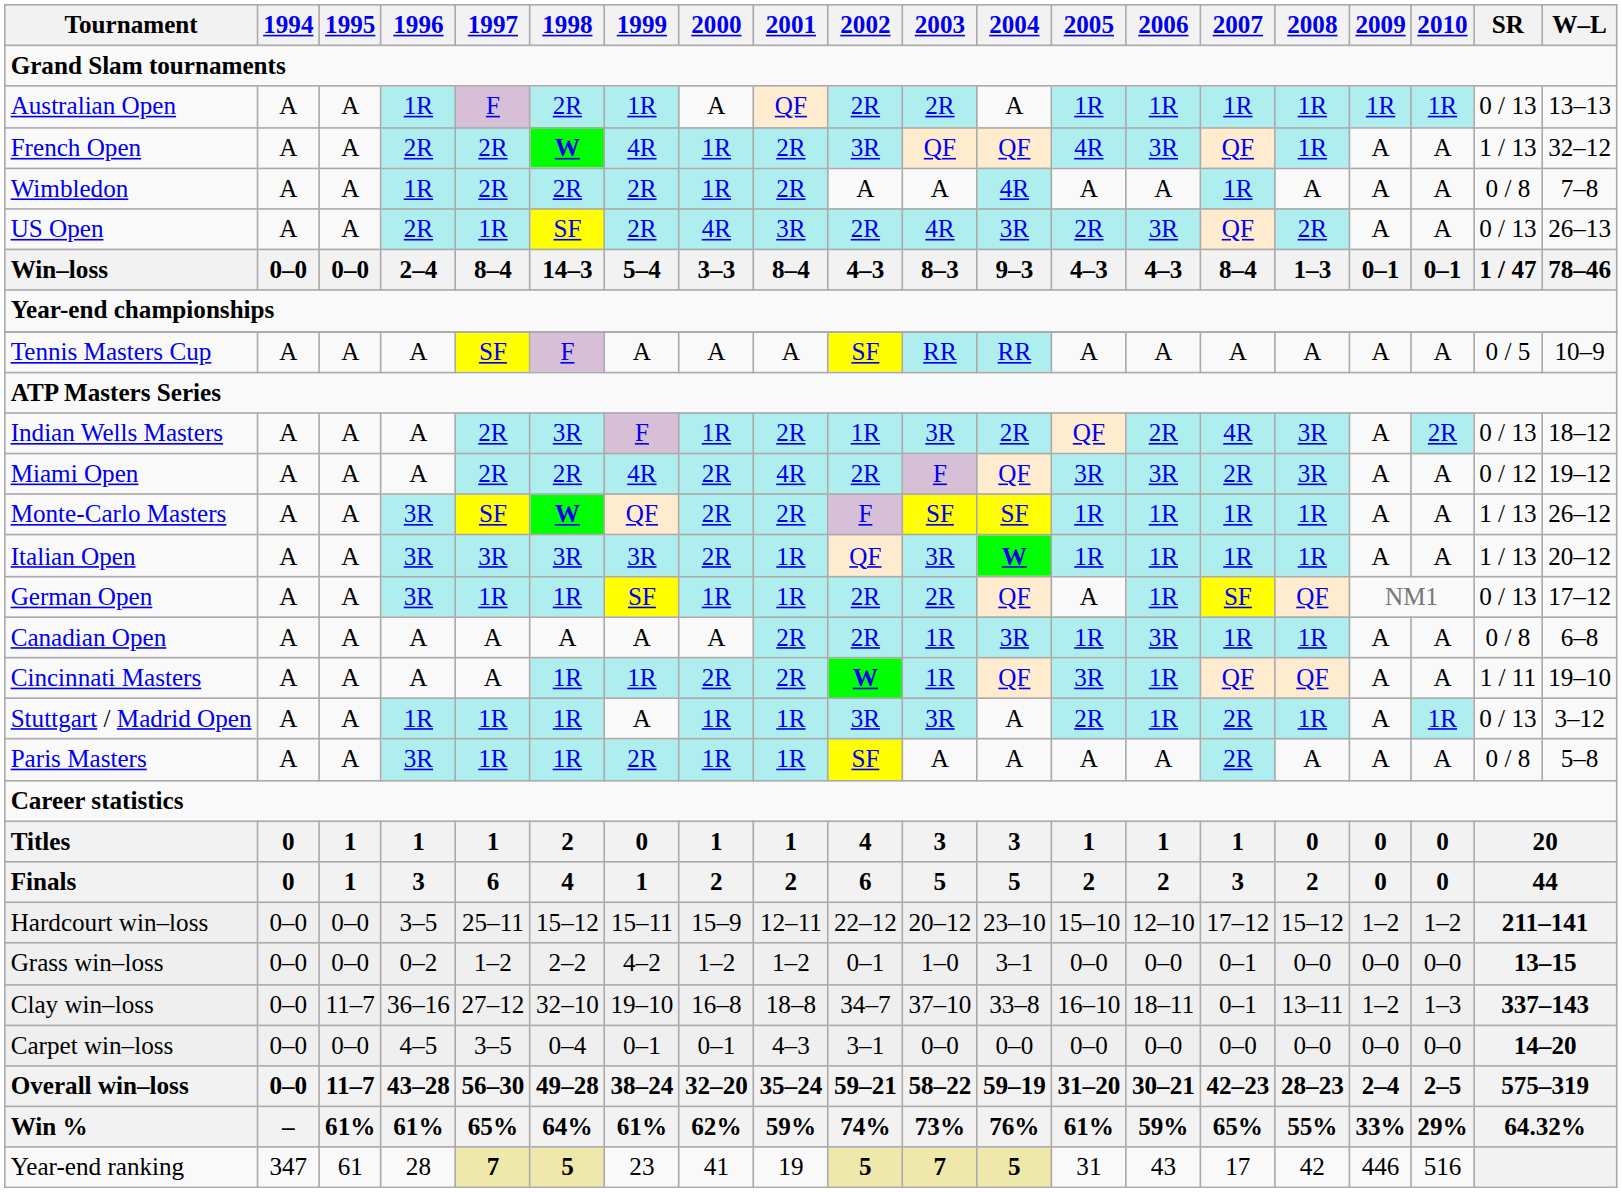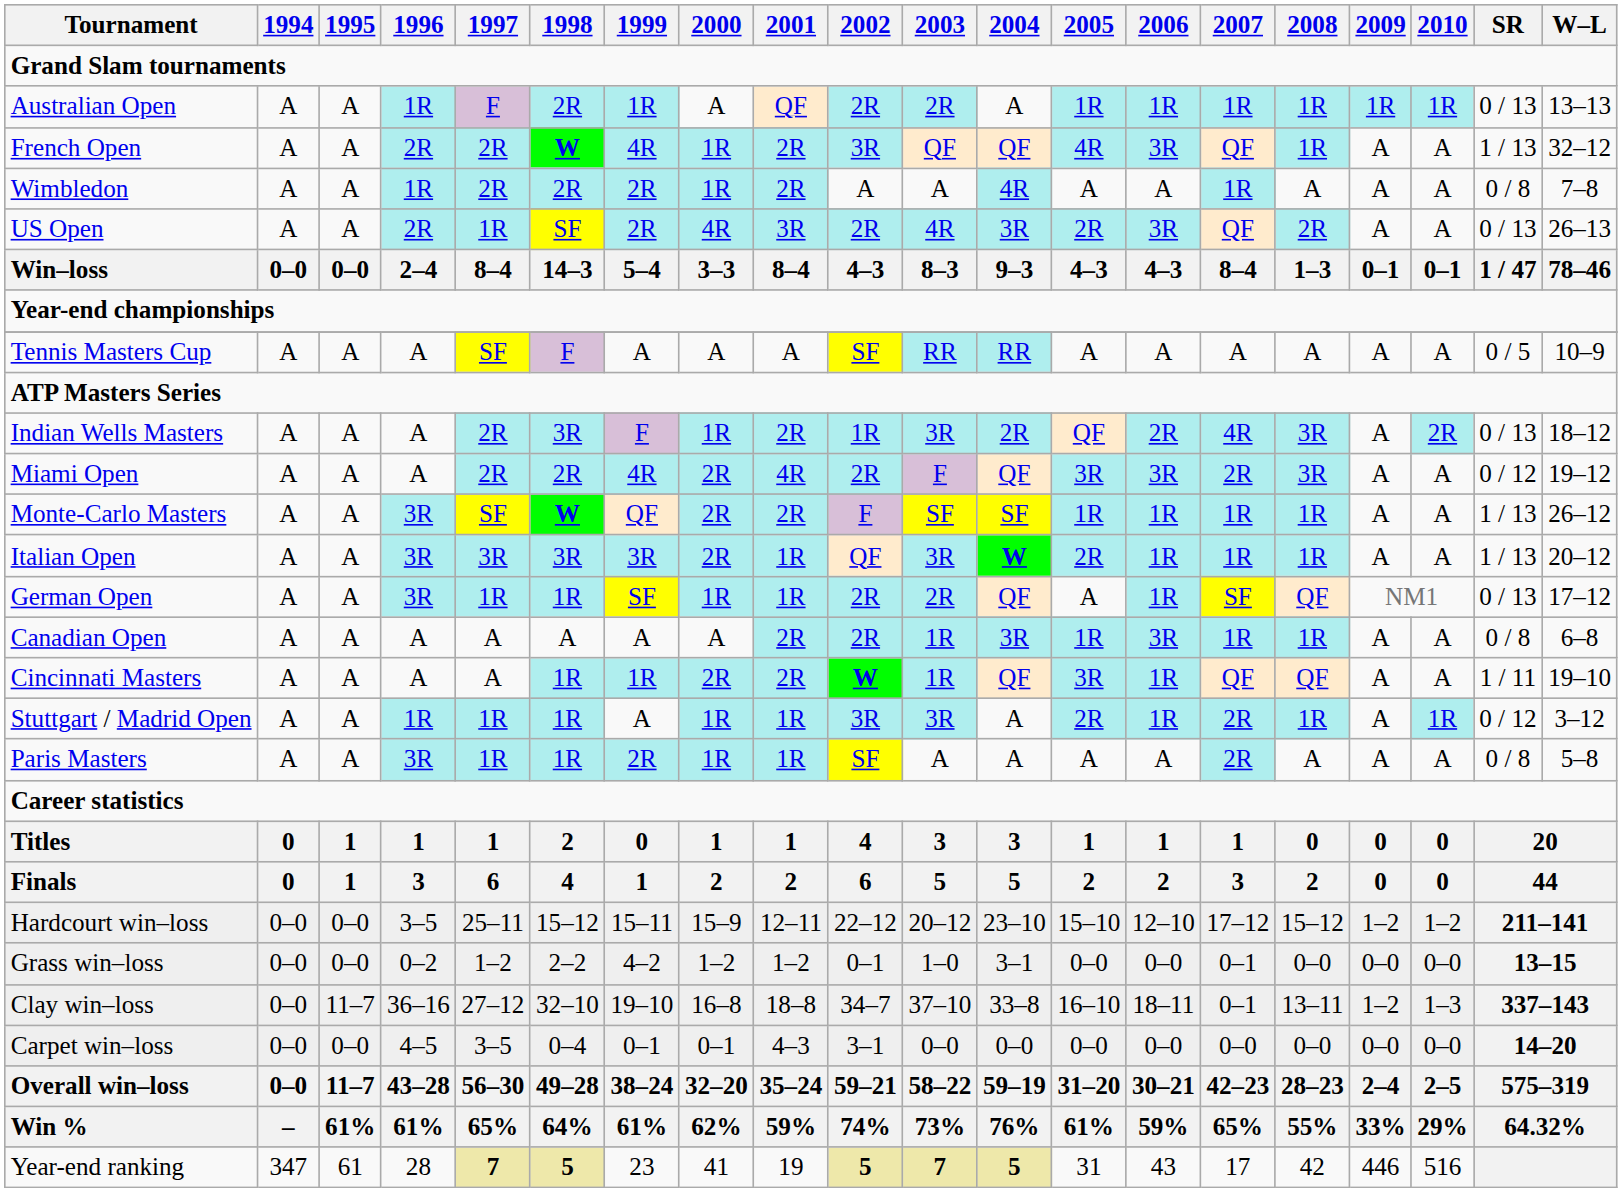(1089, 554) 1R -> (1089, 554) 2R
(1508, 718) 0 / 13 -> (1508, 718) 0 / 12
